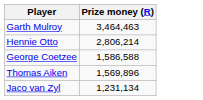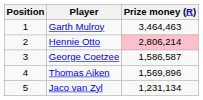+ column: (25, 12)
(118, 42) no background -> (160, 42) pink background
(118, 57) 1,586,588 -> (160, 57) 1,586,587
